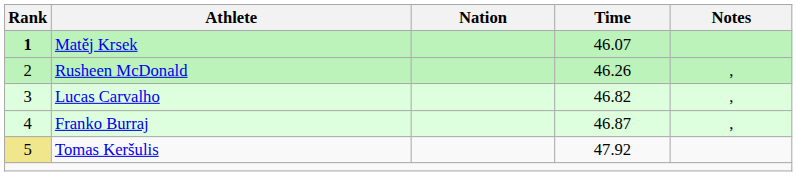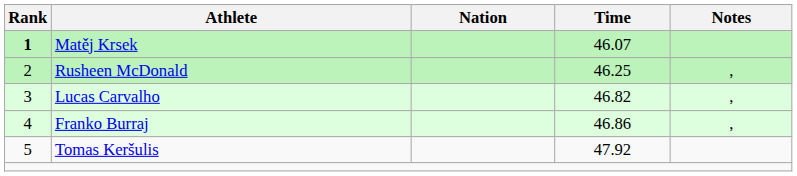(612, 70) 46.26 -> (612, 70) 46.25
(612, 123) 46.87 -> (612, 123) 46.86
(28, 149) khaki background -> (28, 149) no background
